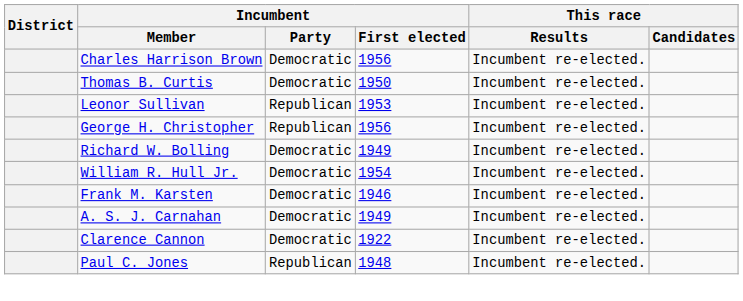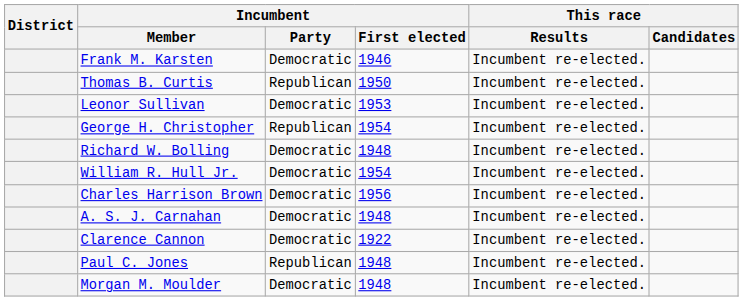rows swapped: (147, 195) <-> (172, 61)
(310, 83) Democratic -> (310, 83) Republican
(310, 106) Republican -> (310, 106) Democratic
(375, 128) 1956 -> (375, 128) 1954
(375, 151) 1949 -> (375, 151) 1948
(375, 218) 1949 -> (375, 218) 1948
+ row: (151, 285)
